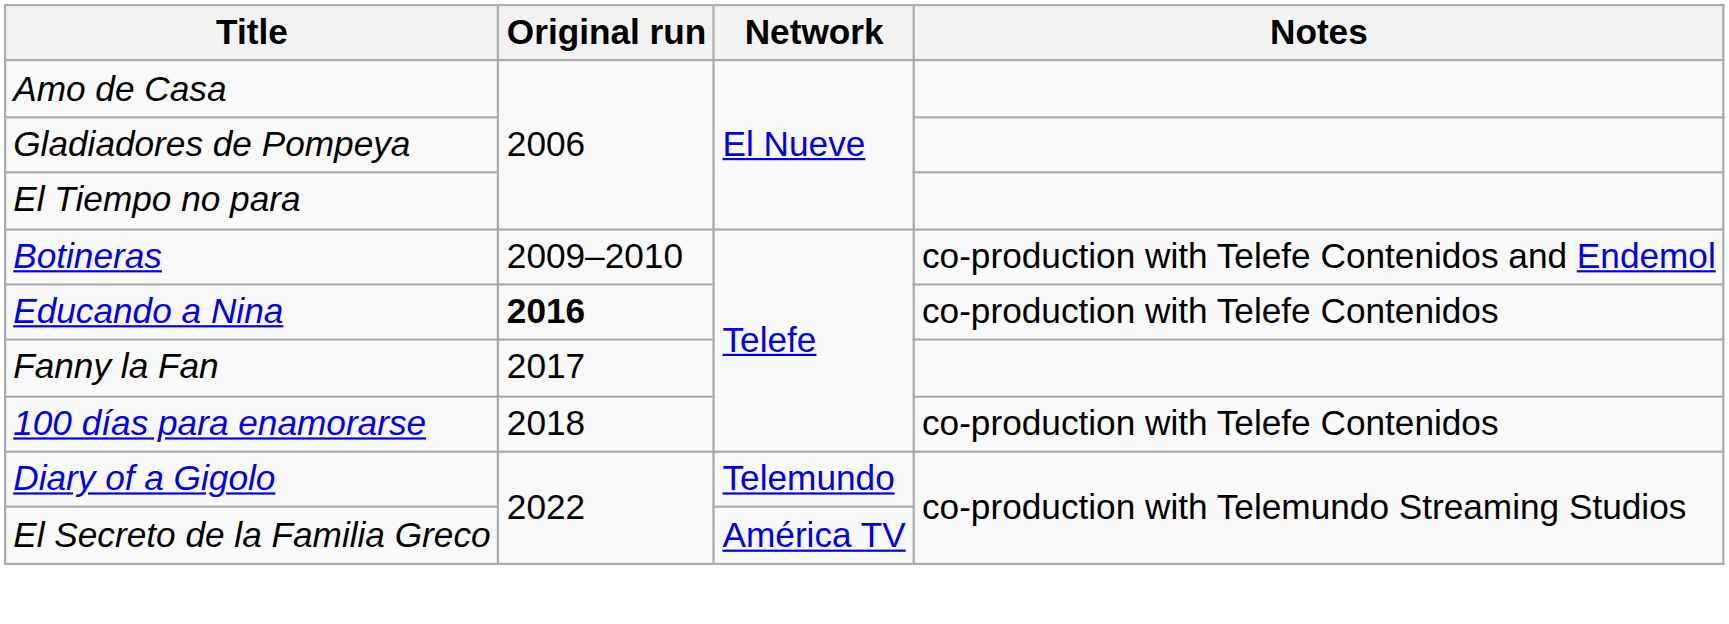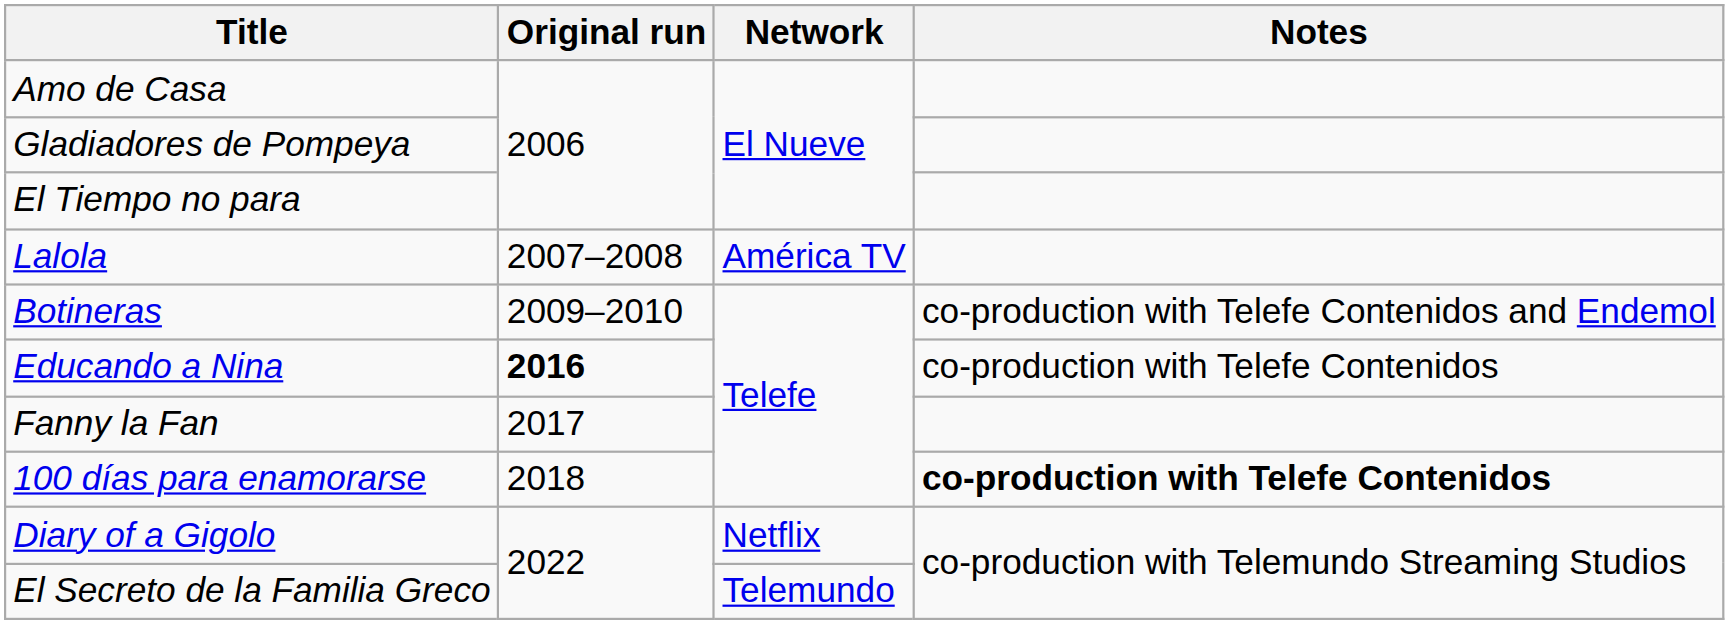+ row: (60, 255)
(1210, 423) normal -> (1236, 479) bold
(809, 479) Telemundo -> (771, 534) Netflix
(814, 534) América TV -> (809, 590) Telemundo
